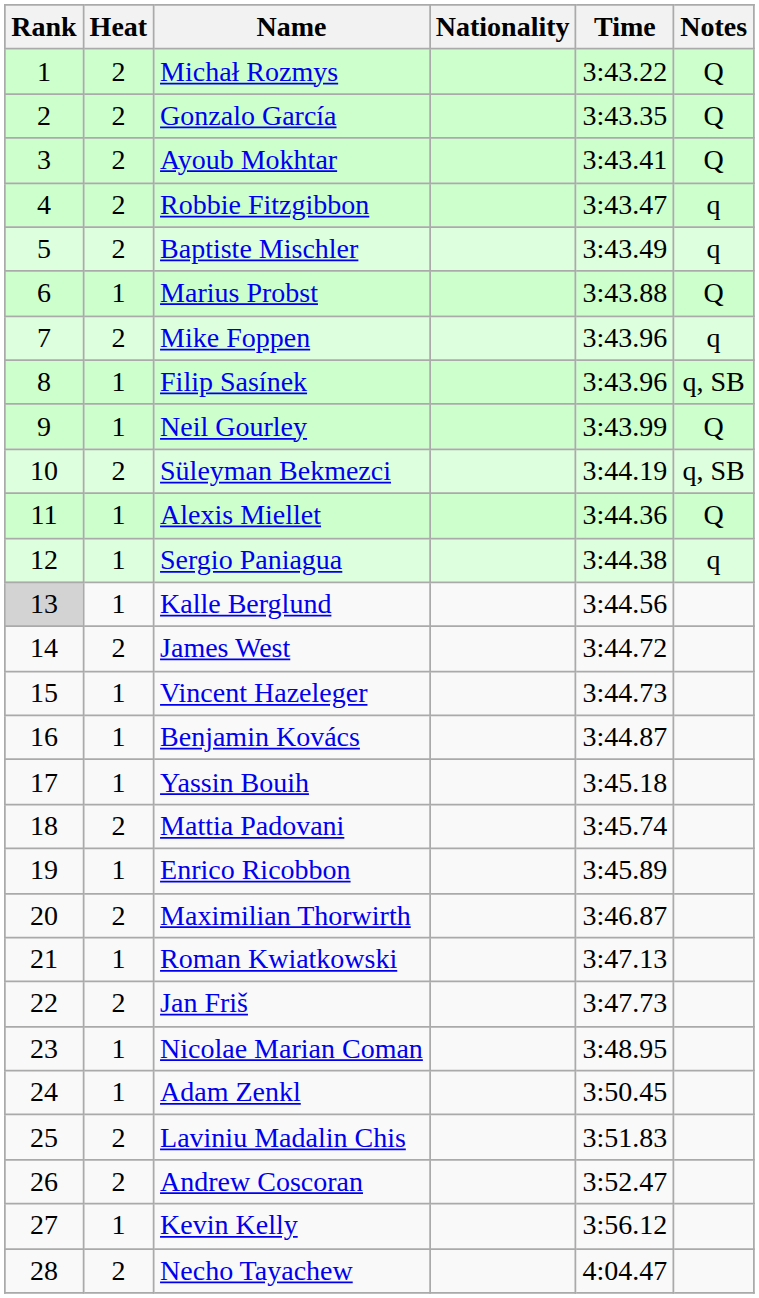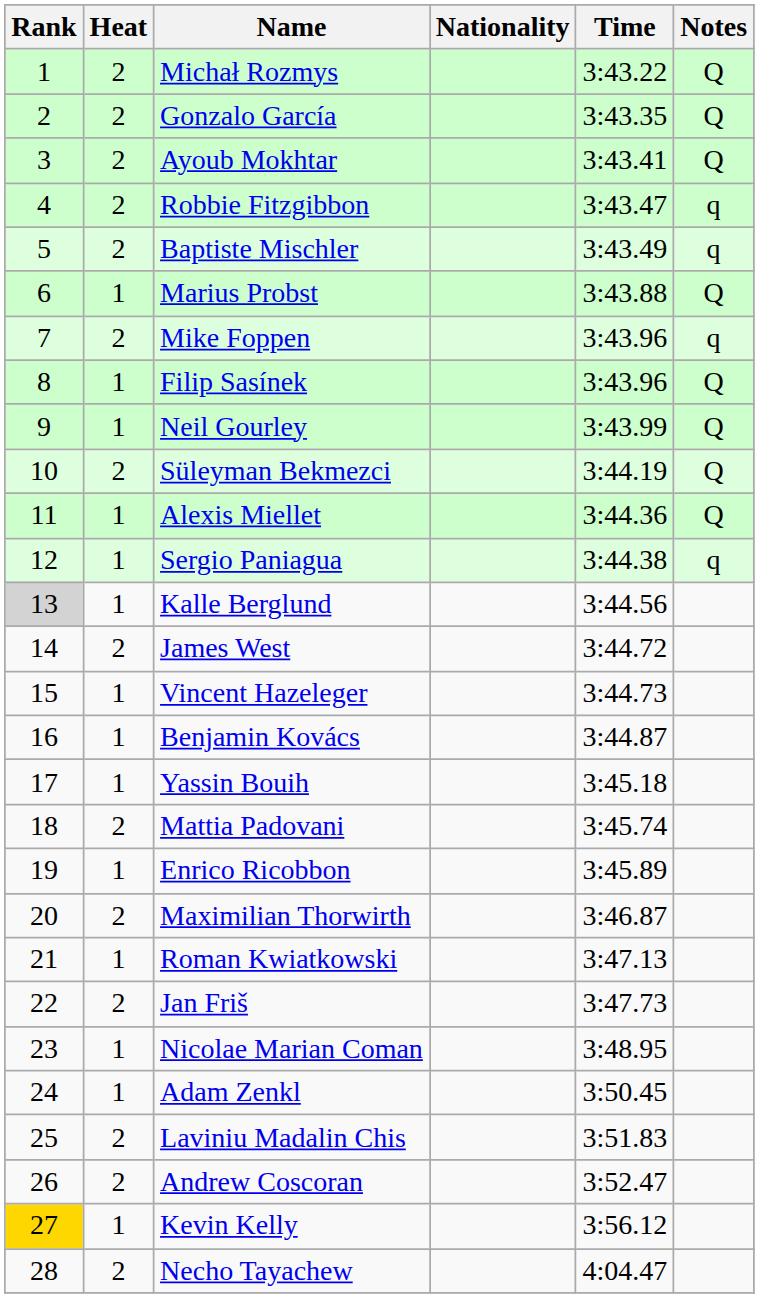(714, 381) q, SB -> (714, 381) Q
(714, 470) q, SB -> (714, 470) Q
(44, 1225) no background -> (44, 1225) gold background
